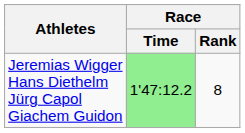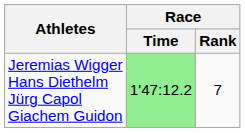(218, 91) 8 -> (218, 91) 7
